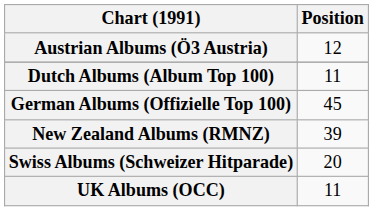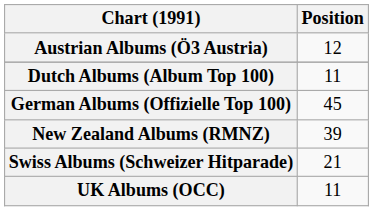(333, 162) 20 -> (333, 162) 21
